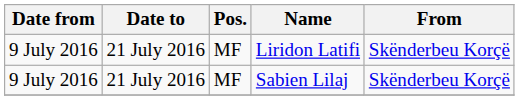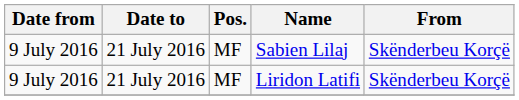rows swapped: (308, 49) <-> (302, 79)
